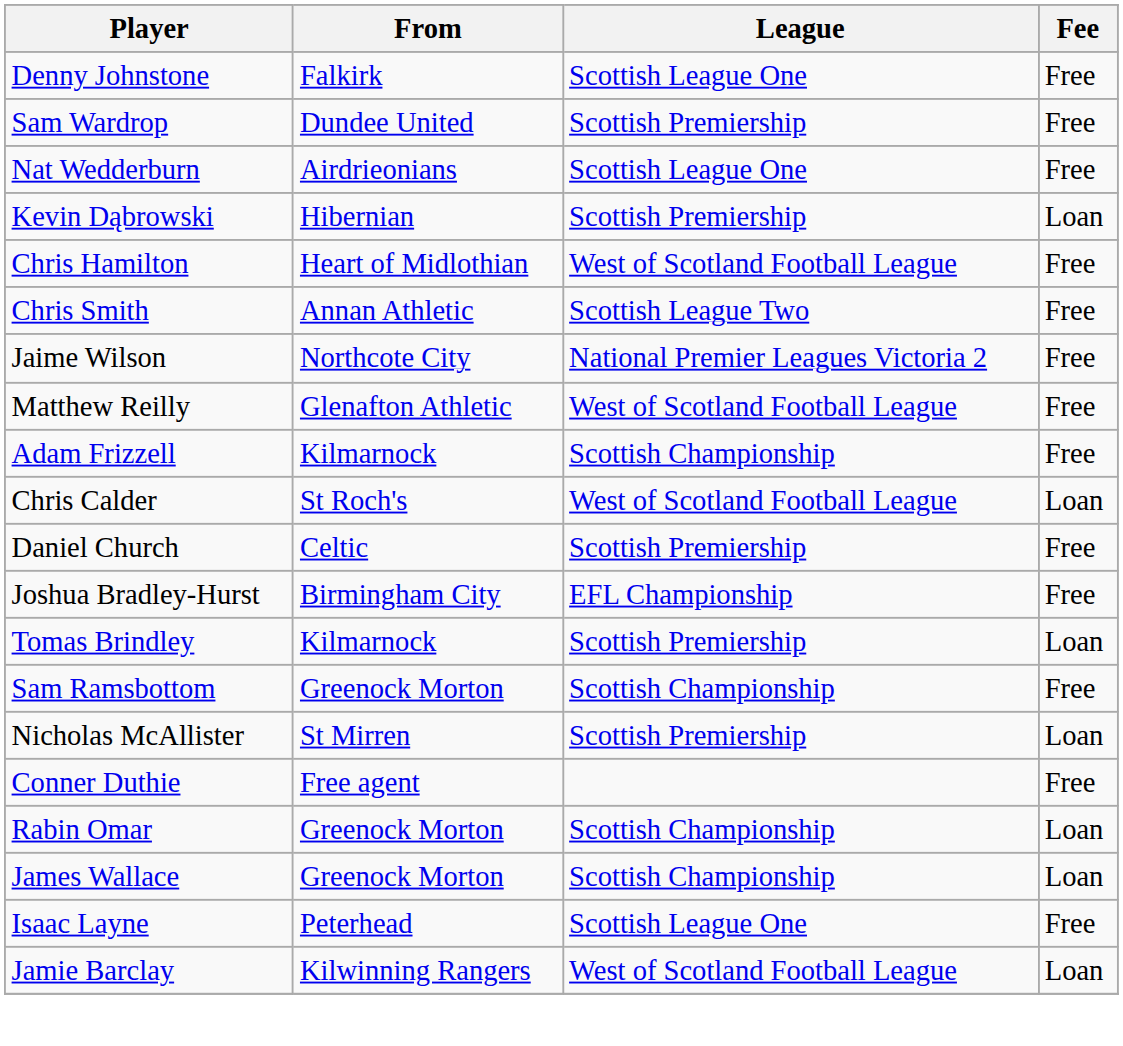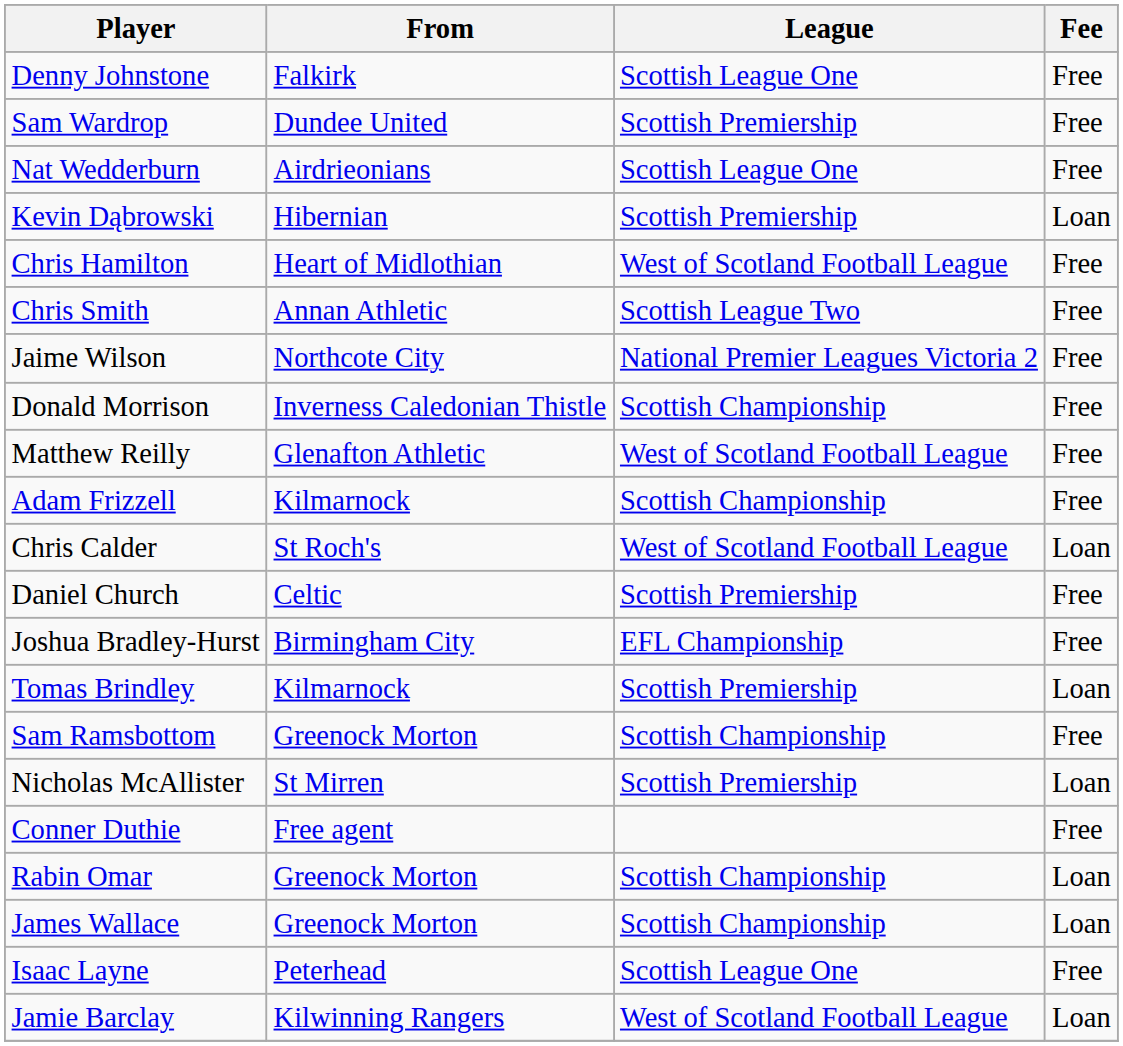+ row: (110, 405)
